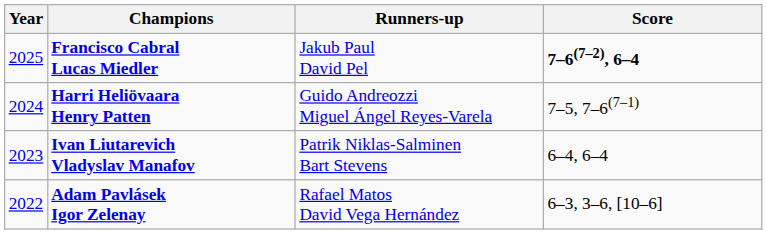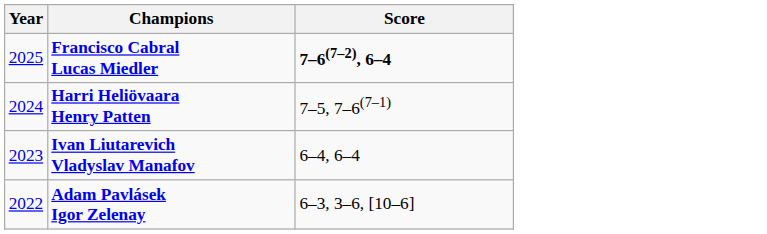- column: (419, 19)
